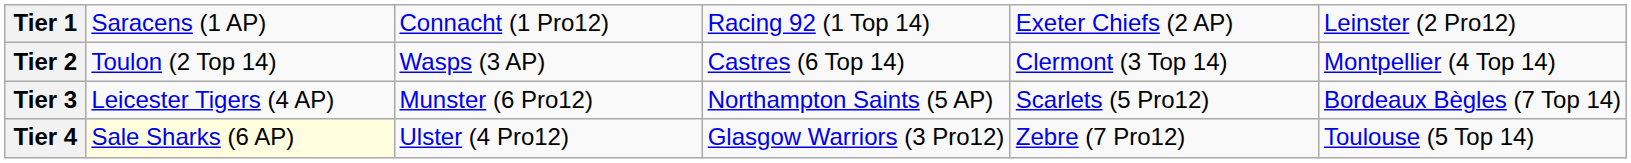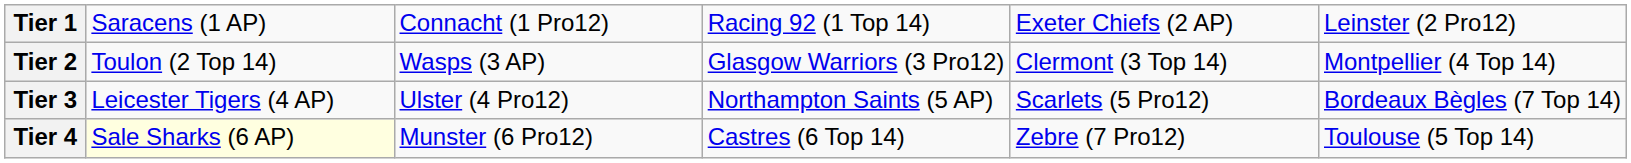(806, 61) Castres (6 Top 14) -> (856, 61) Glasgow Warriors (3 Pro12)
(496, 99) Munster (6 Pro12) -> (484, 99) Ulster (4 Pro12)
(484, 137) Ulster (4 Pro12) -> (496, 137) Munster (6 Pro12)
(856, 137) Glasgow Warriors (3 Pro12) -> (806, 137) Castres (6 Top 14)
